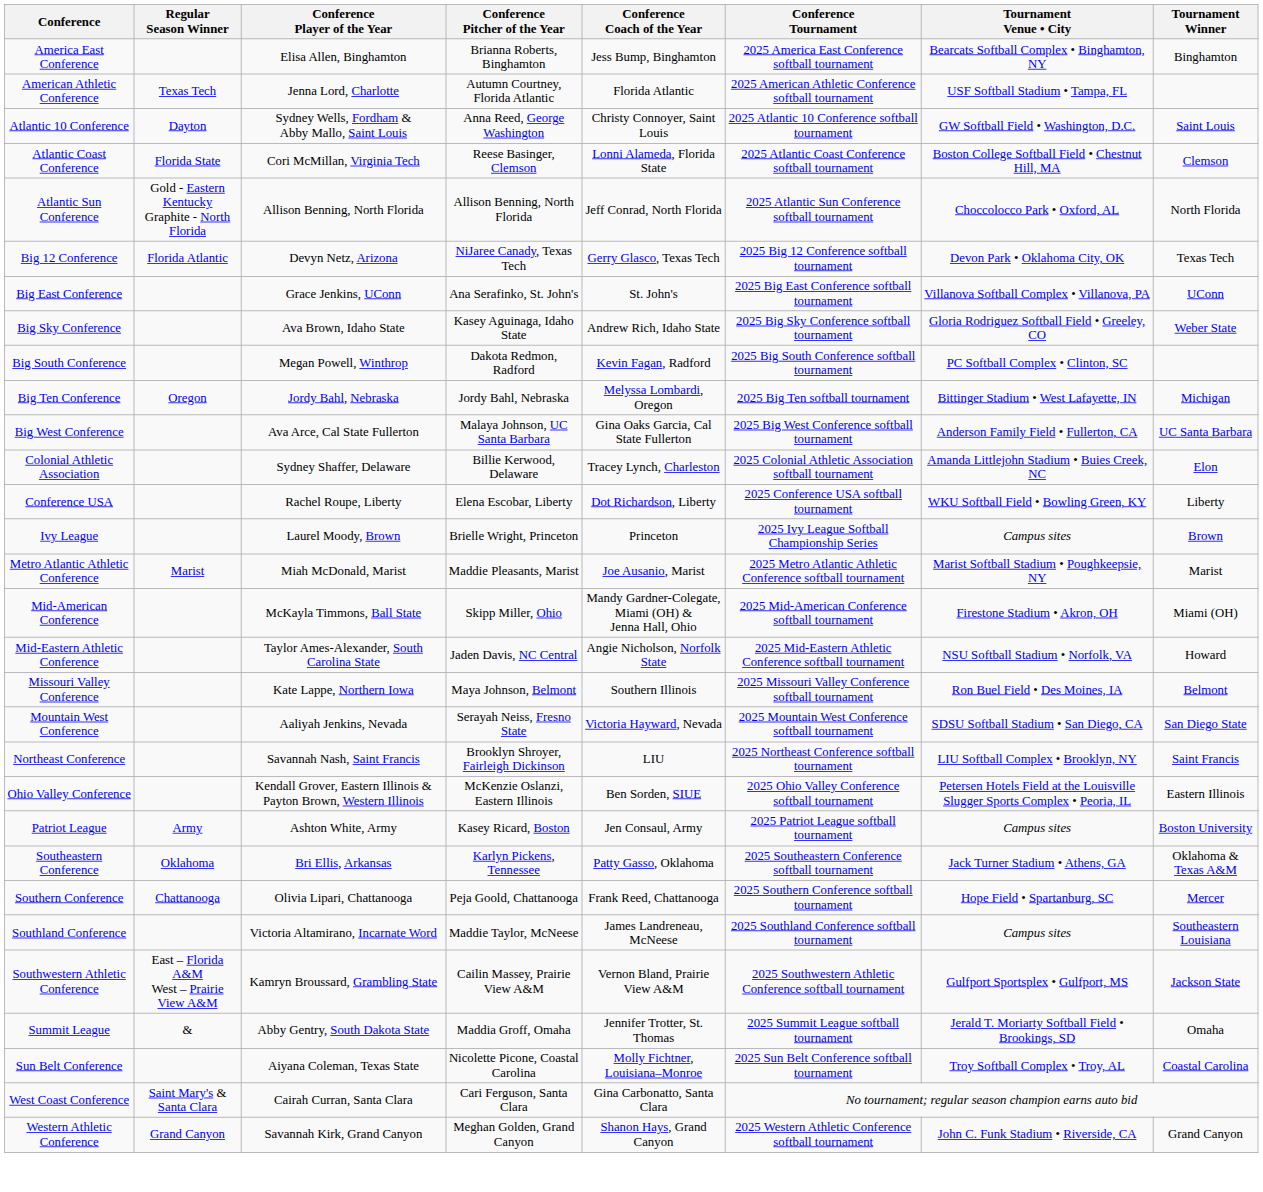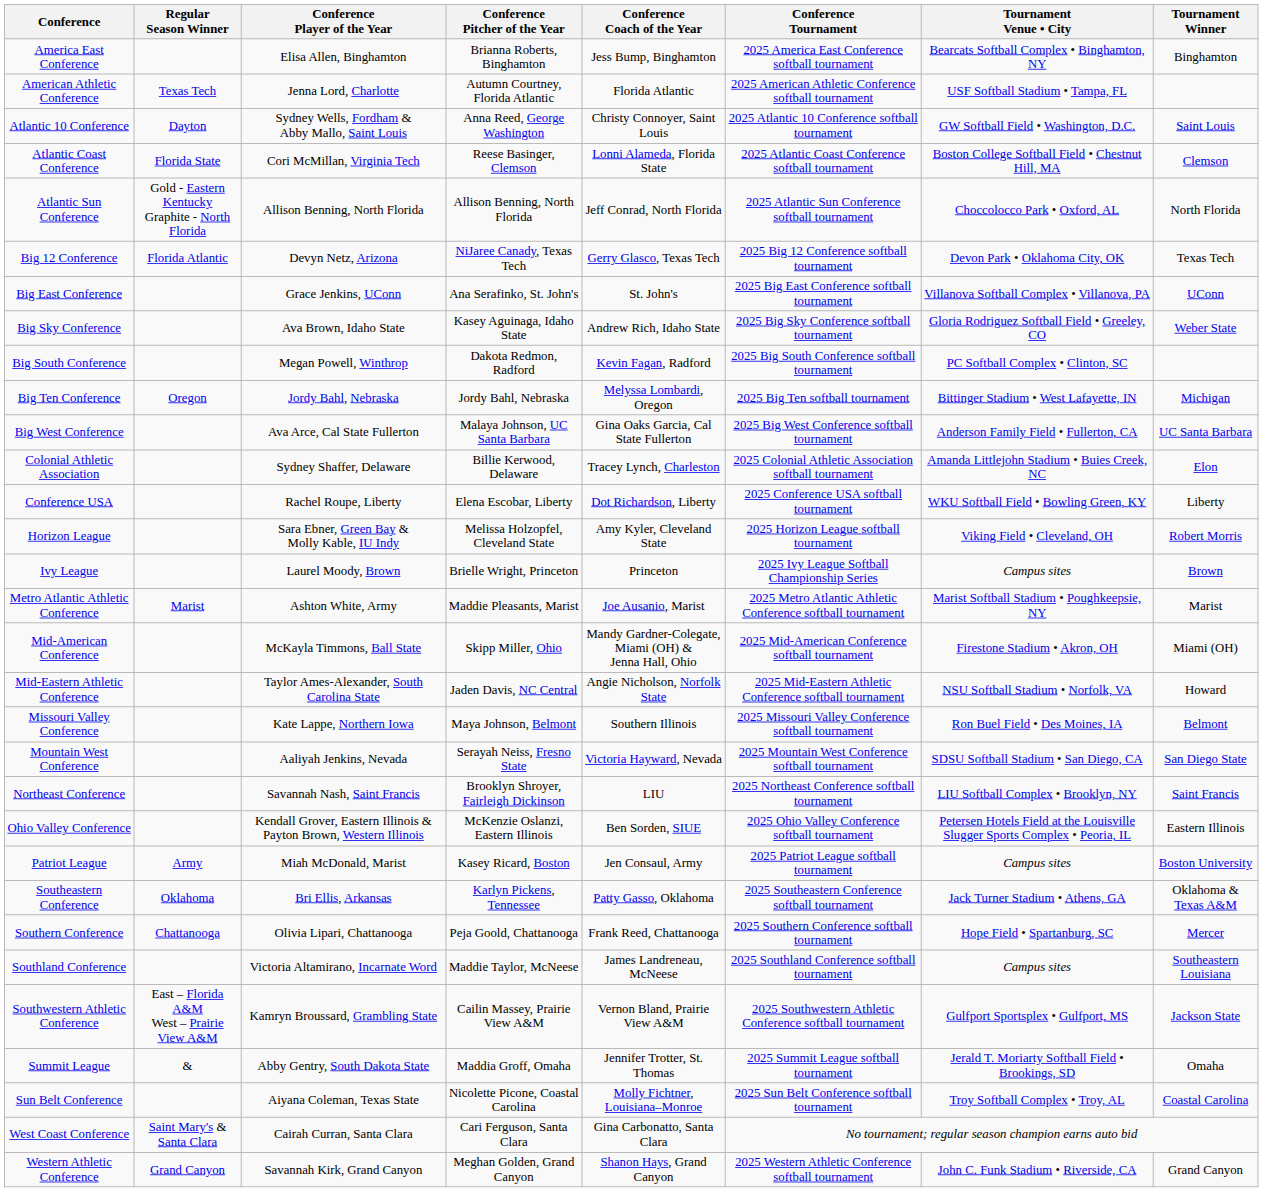+ row: (69, 536)
(343, 571) Miah McDonald, Marist -> (343, 605) Ashton White, Army
(343, 828) Ashton White, Army -> (343, 863) Miah McDonald, Marist
